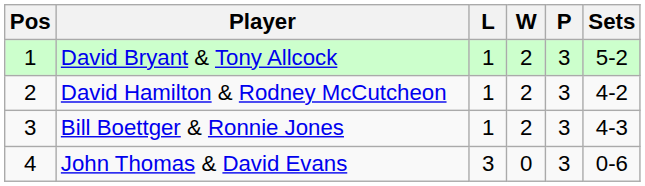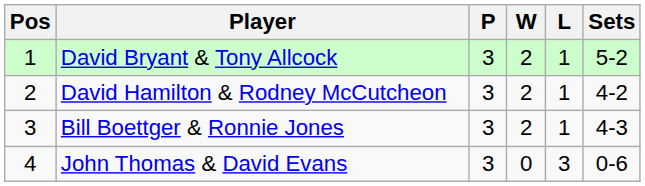columns swapped: (564, 22) <-> (488, 22)
